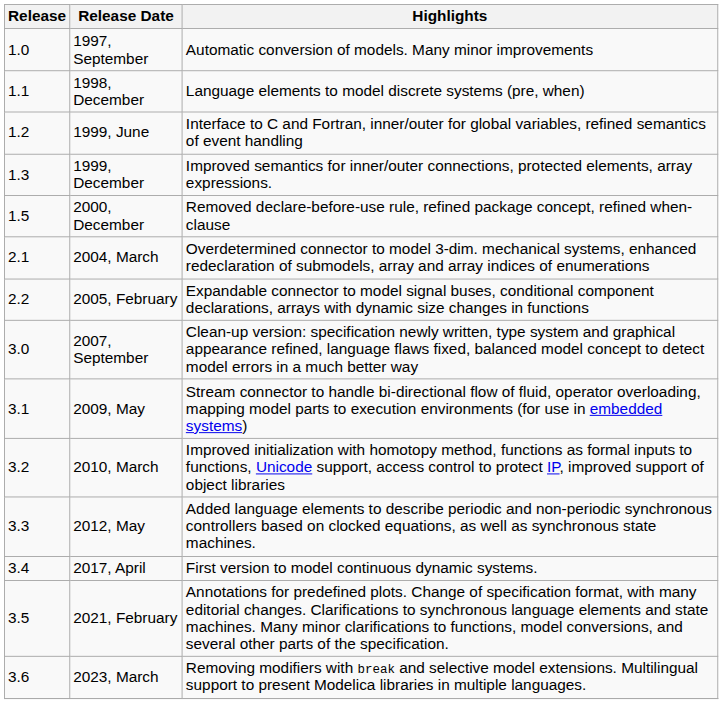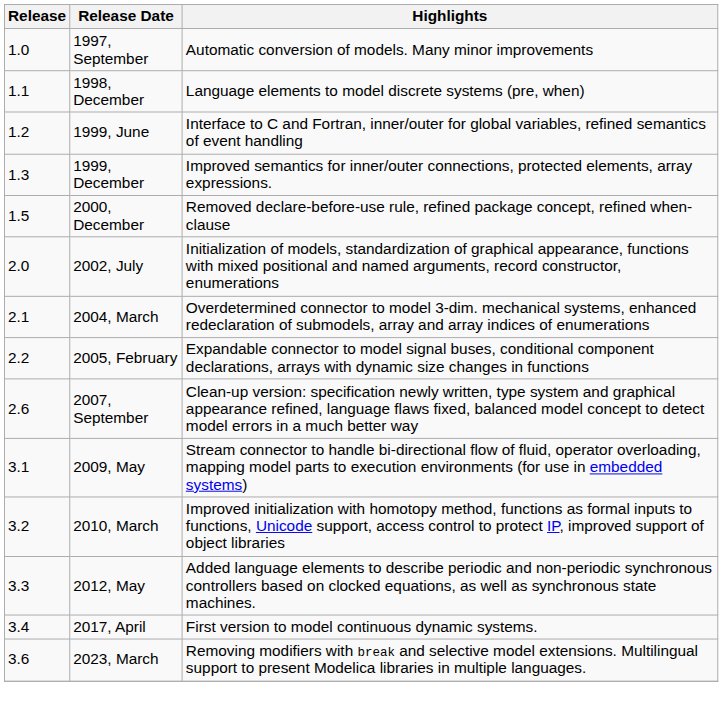+ row: (108, 266)
(19, 349) 3.0 -> (19, 408) 2.6
- row: (125, 618)
